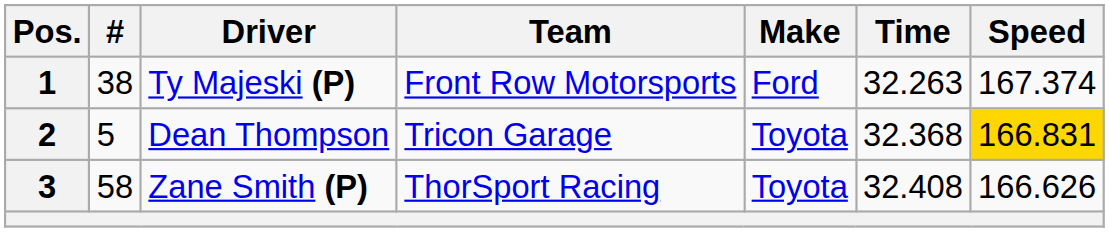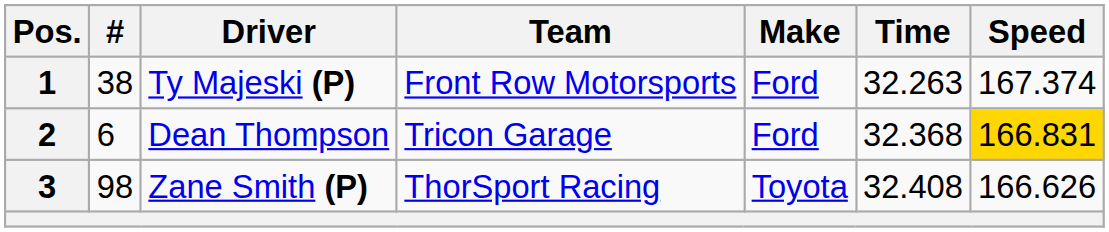(106, 135) 5 -> (106, 135) 6
(800, 135) Toyota -> (785, 135) Ford
(115, 186) 58 -> (115, 186) 98
